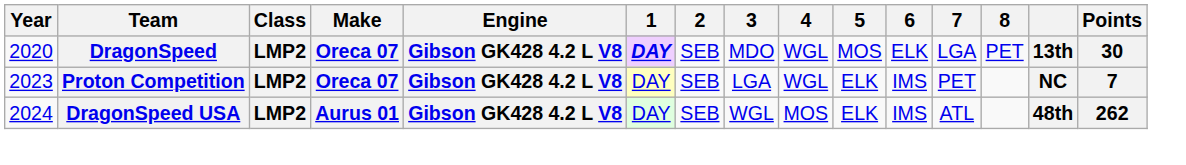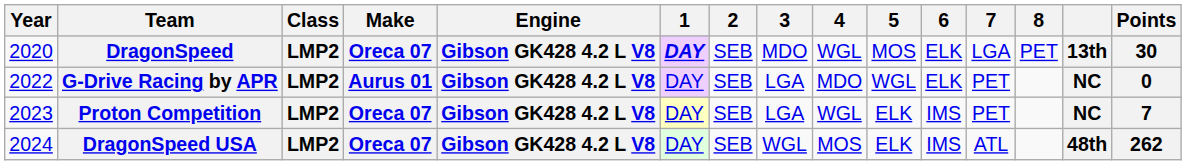+ row: (170, 82)
(357, 113) Aurus 01 -> (390, 144) Oreca 07
